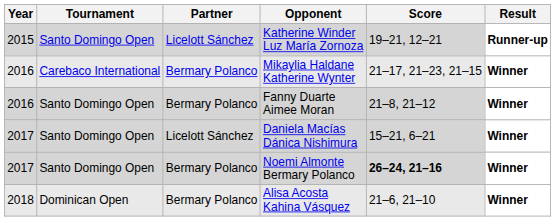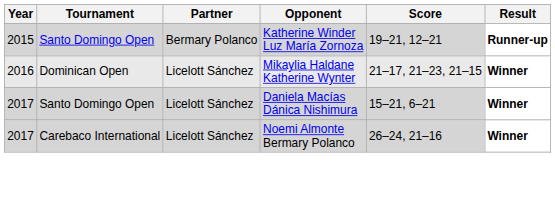(210, 40) Licelott Sánchez -> (212, 40) Bermary Polanco
(100, 72) Carebaco International -> (84, 72) Dominican Open
(212, 72) Bermary Polanco -> (210, 72) Licelott Sánchez
- row: (299, 104)
(97, 168) Santo Domingo Open -> (100, 136) Carebaco International
(212, 168) Bermary Polanco -> (210, 136) Licelott Sánchez
(405, 168) bold -> (405, 136) normal
- row: (307, 201)
